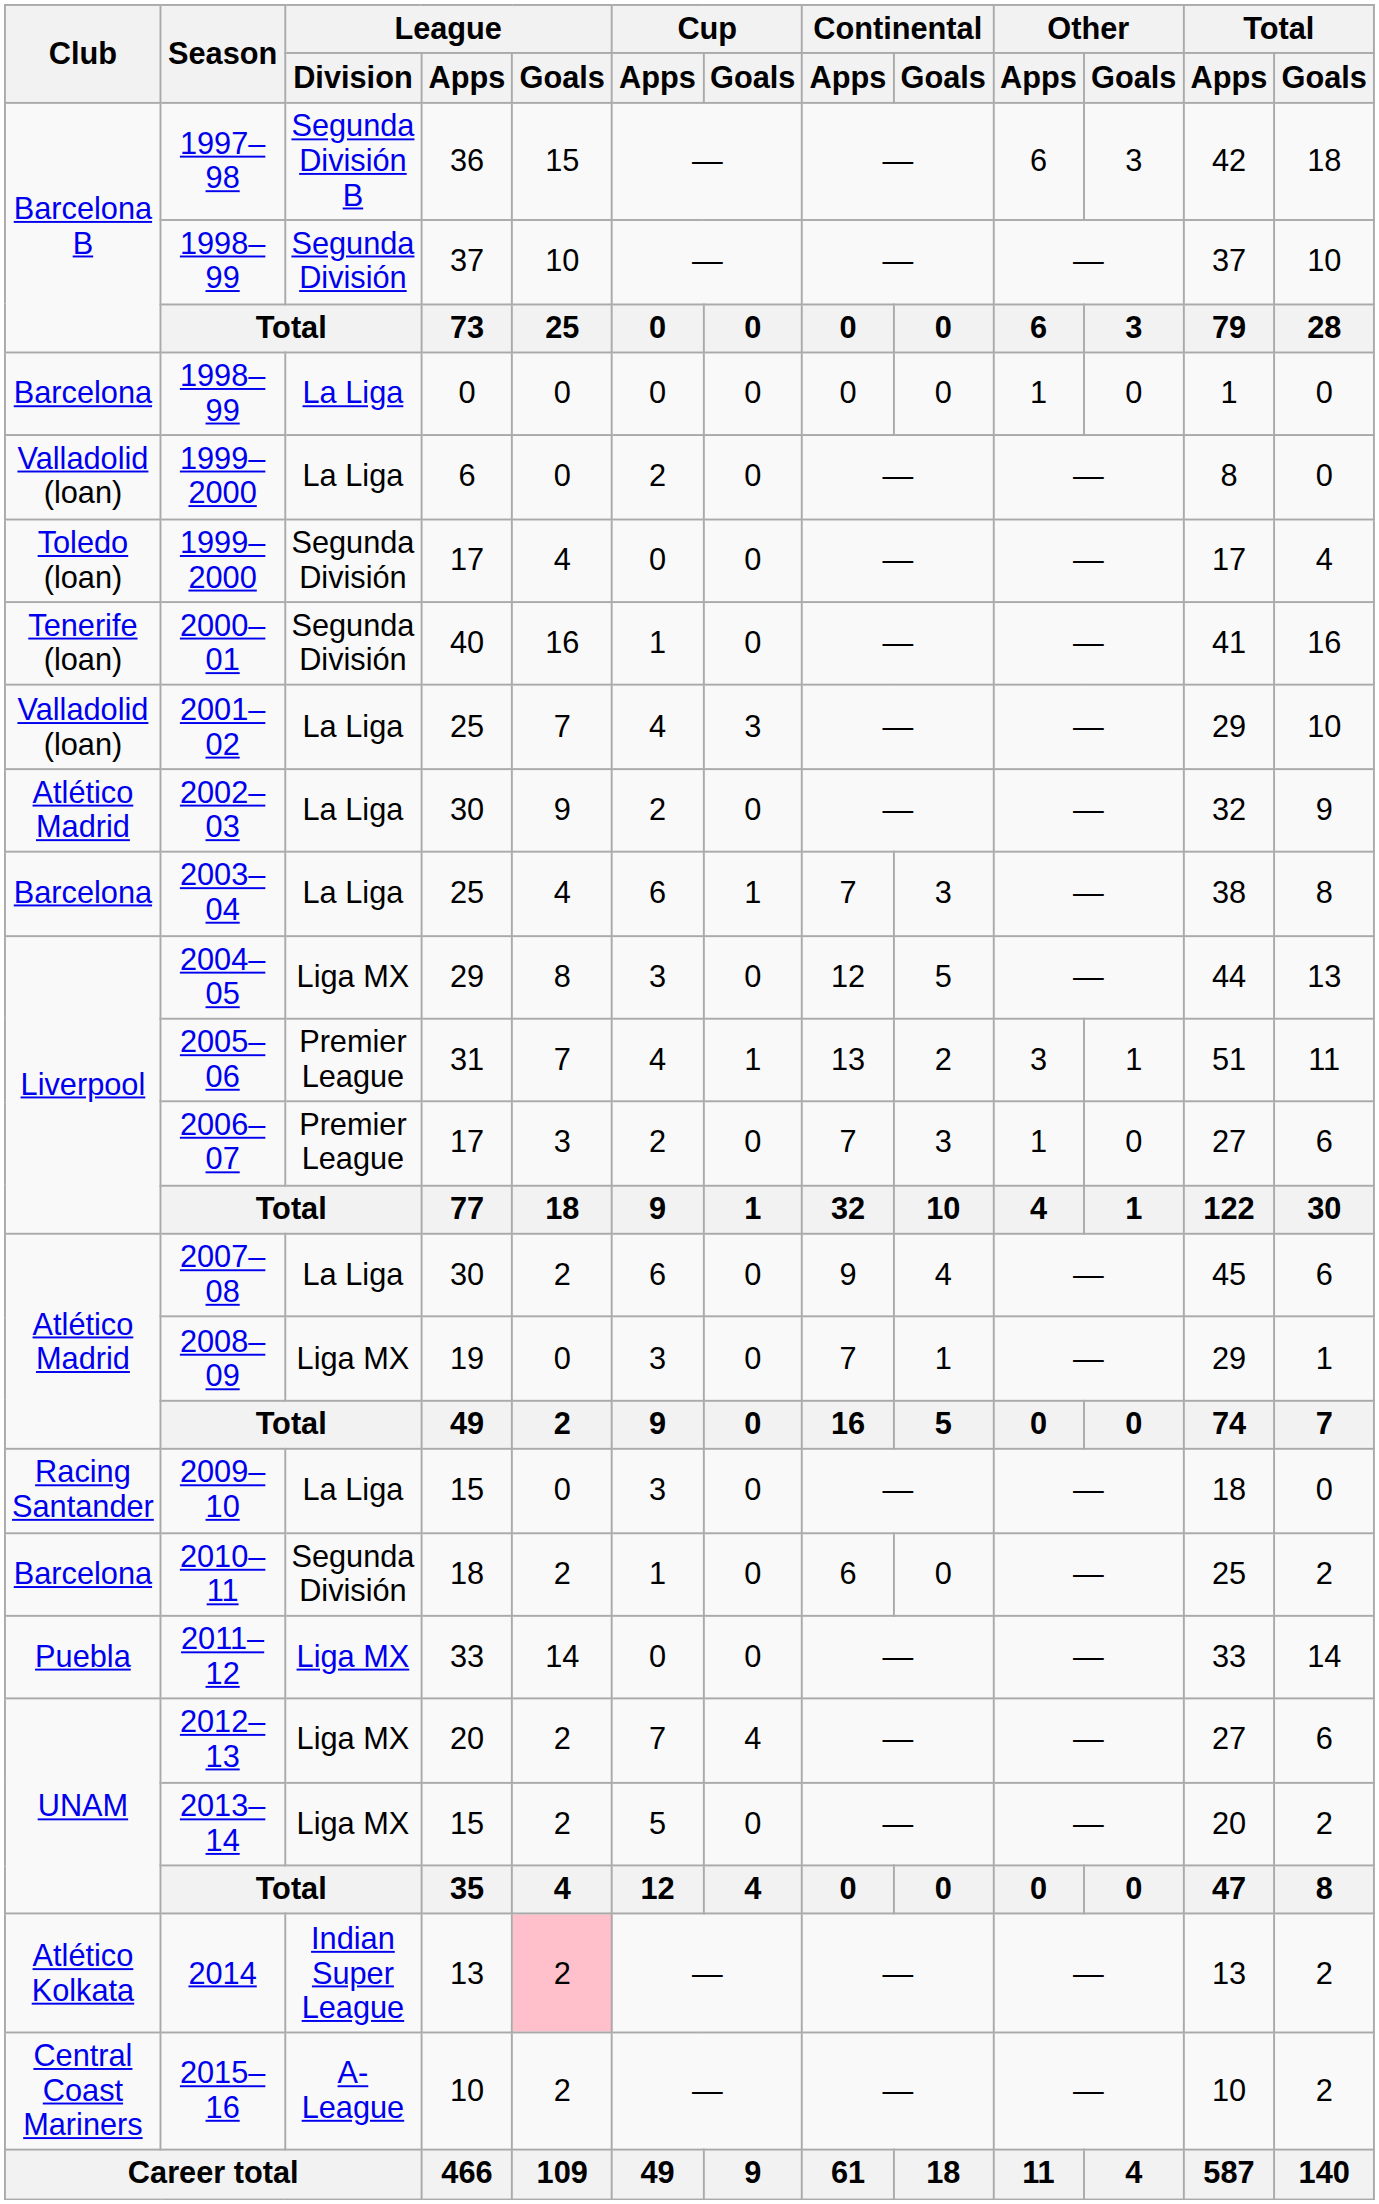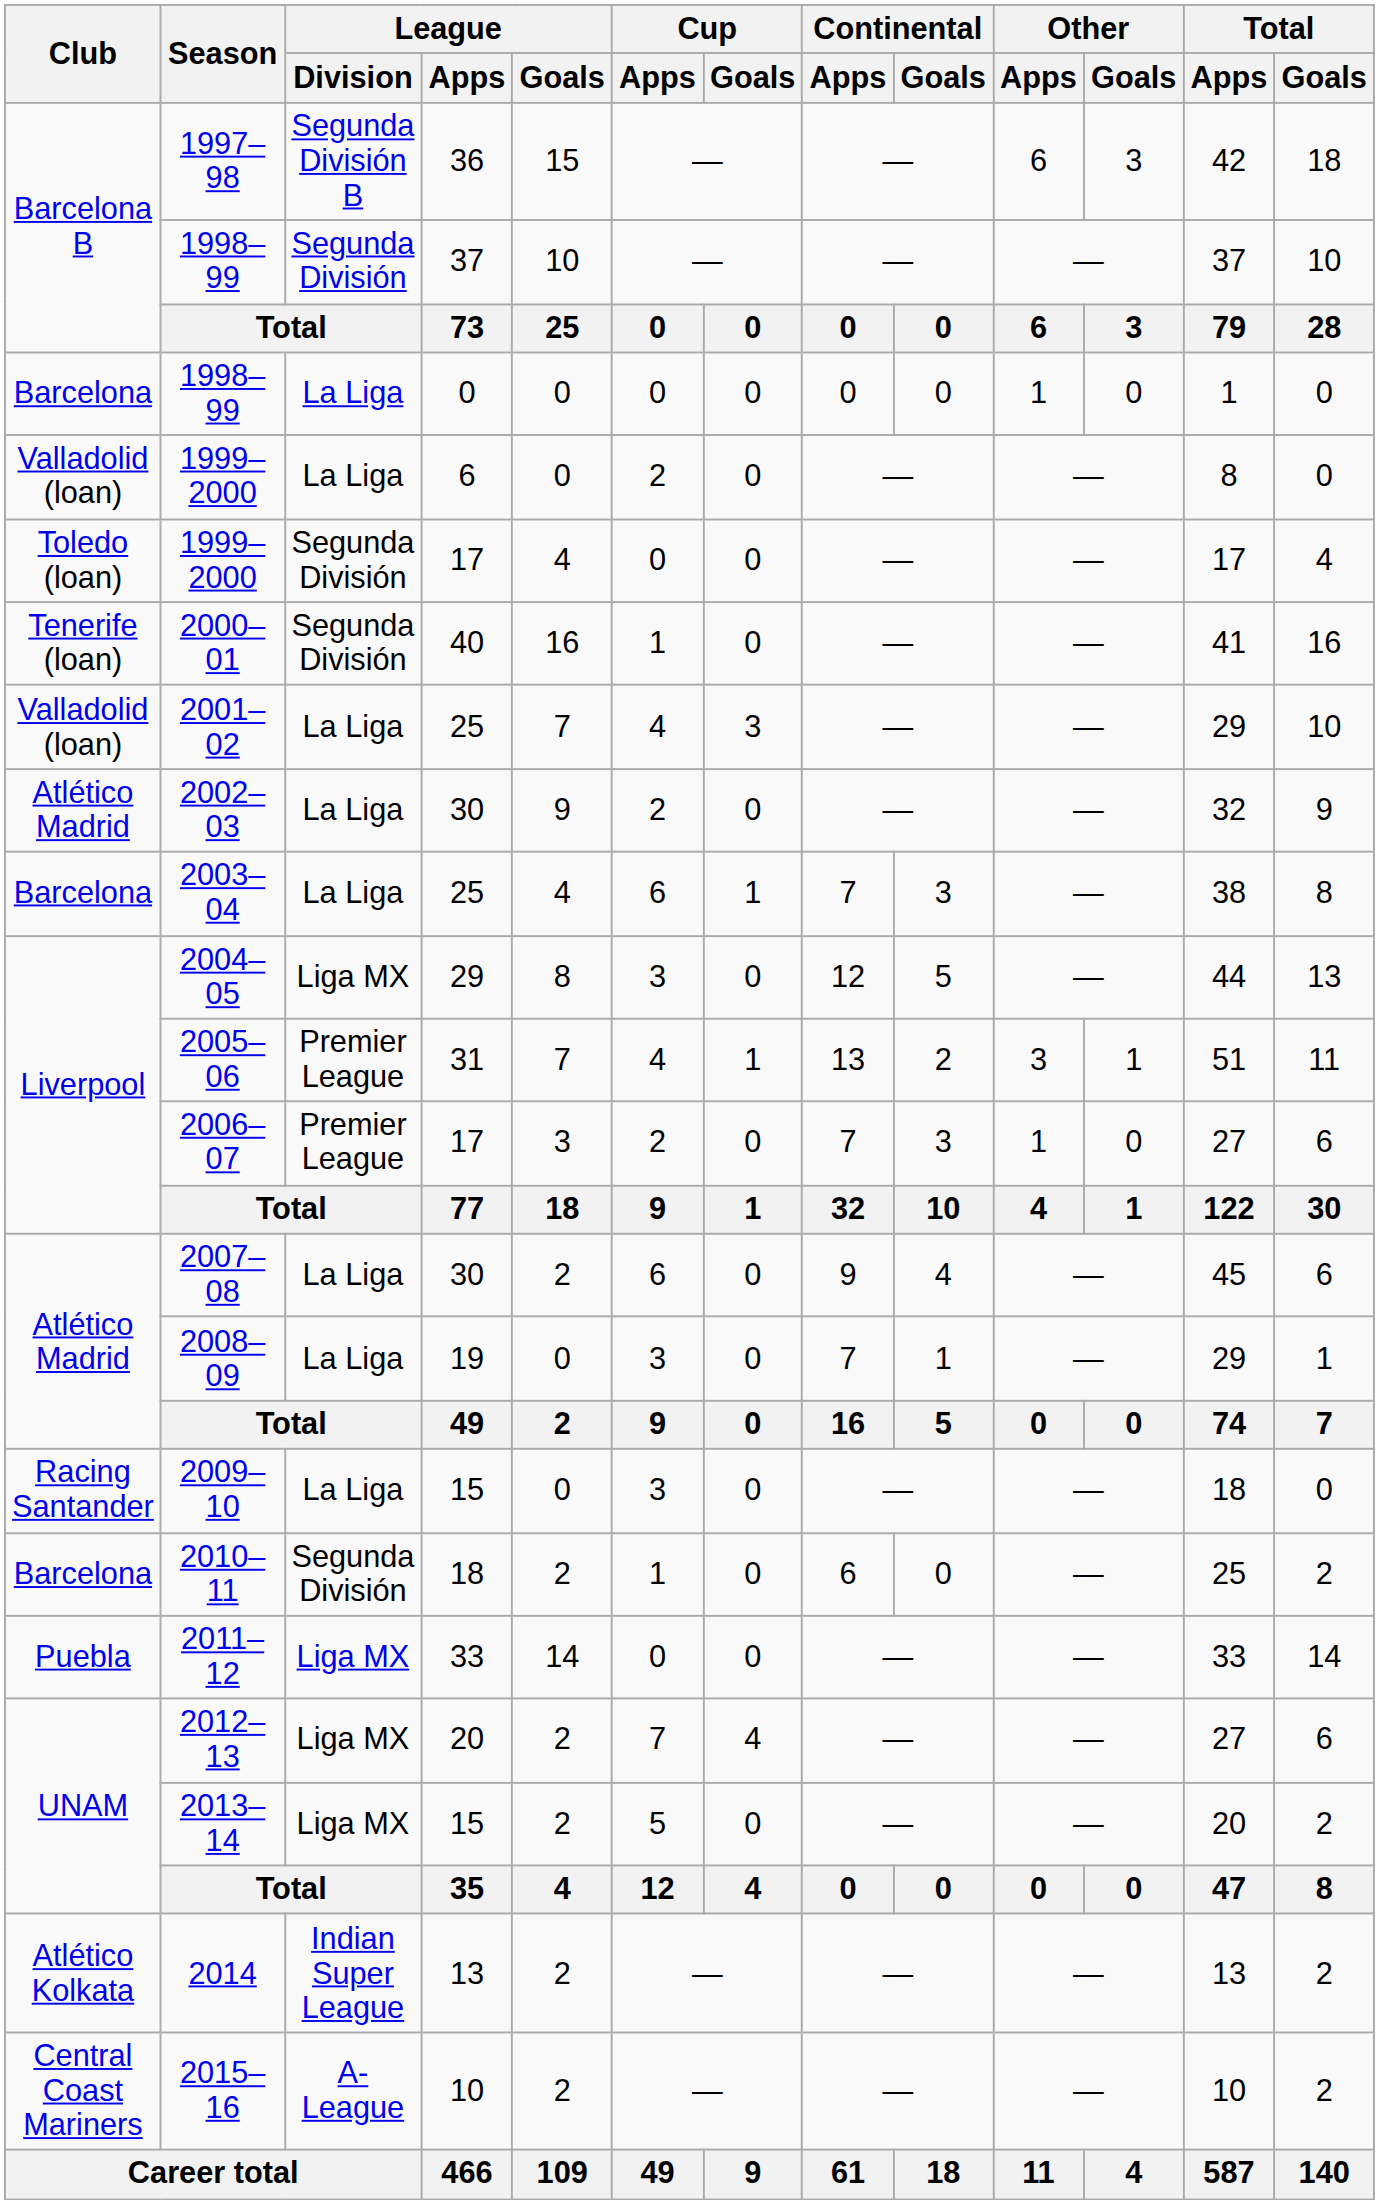(353, 1358) Liga MX -> (353, 1358) La Liga
(562, 1972) pink background -> (562, 1972) no background
